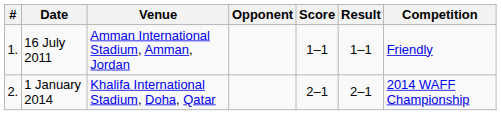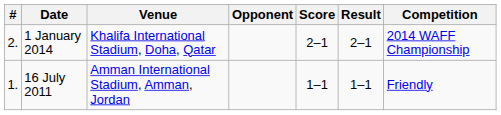rows swapped: (45, 49) <-> (53, 92)
